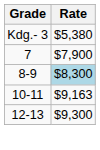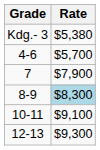+ row: (28, 54)
(73, 94) $9,163 -> (73, 114) $9,100
